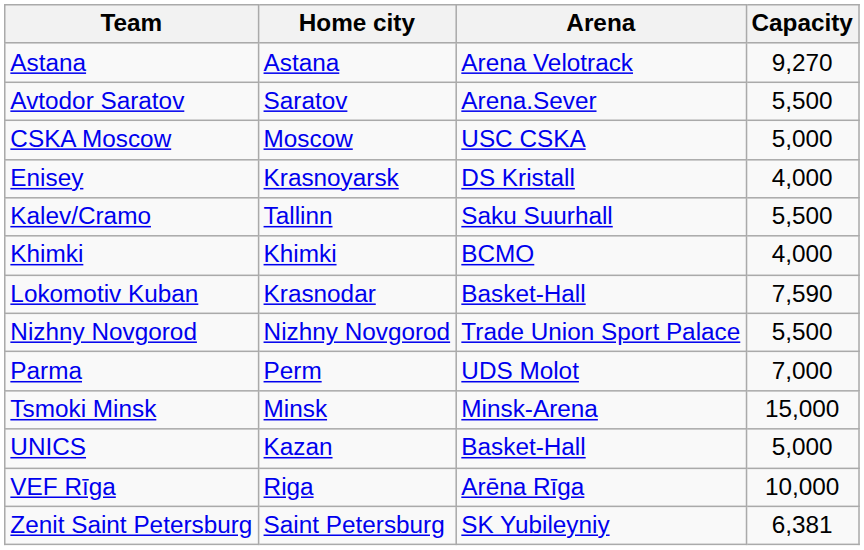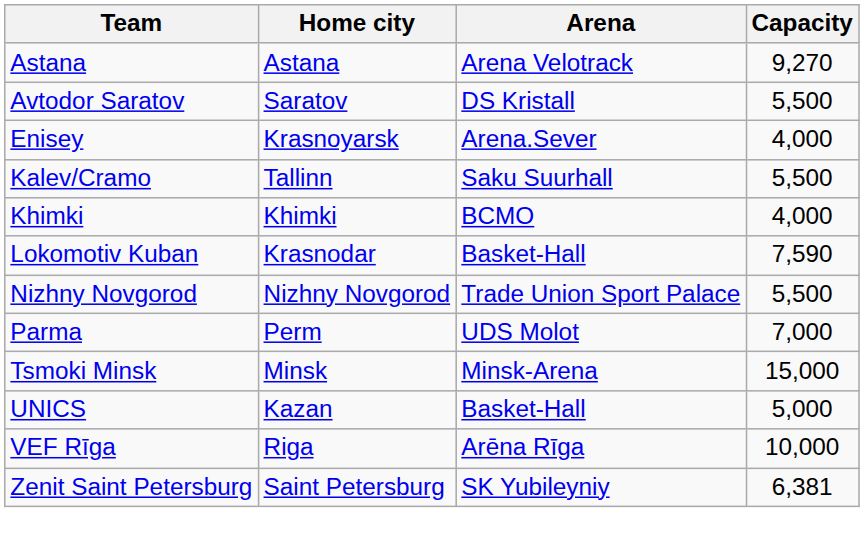(529, 100) Arena.Sever -> (518, 100) DS Kristall
- row: (91, 139)
(518, 178) DS Kristall -> (529, 139) Arena.Sever
